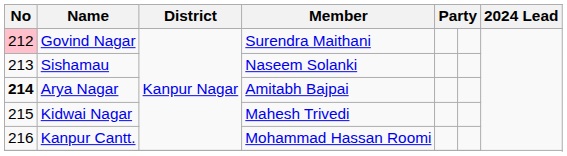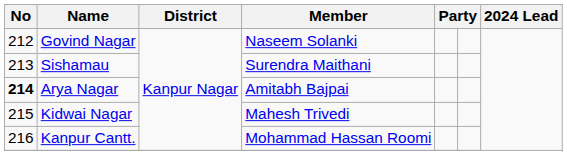(21, 41) pink background -> (21, 41) no background
(308, 41) Surendra Maithani -> (301, 41) Naseem Solanki
(301, 65) Naseem Solanki -> (308, 65) Surendra Maithani
